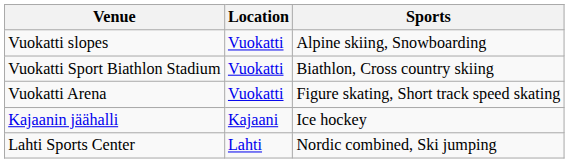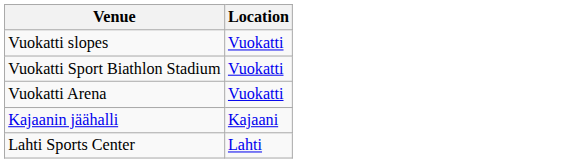- column: (428, 17)
